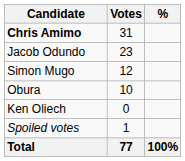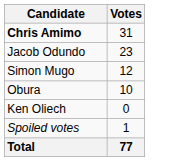- column: (163, 14)
